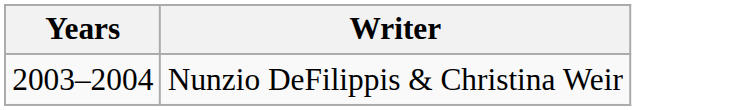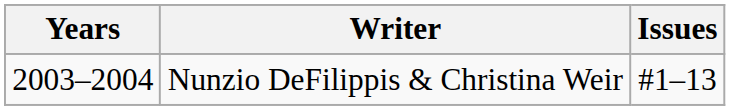+ column: (677, 29)
